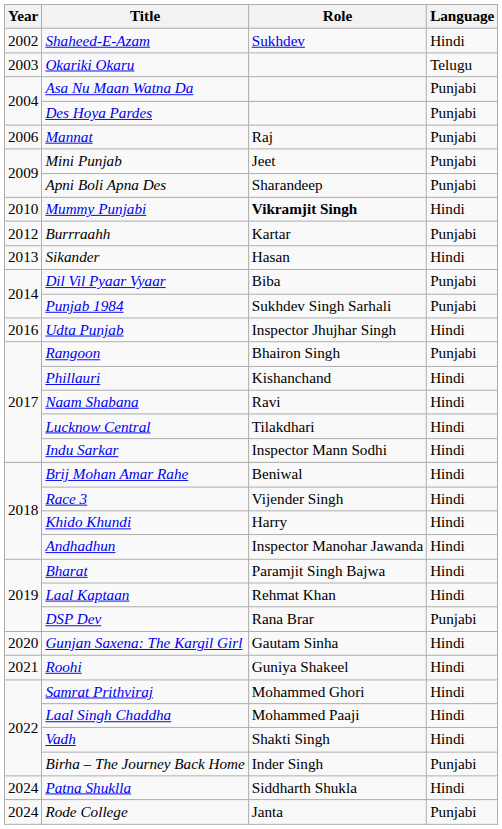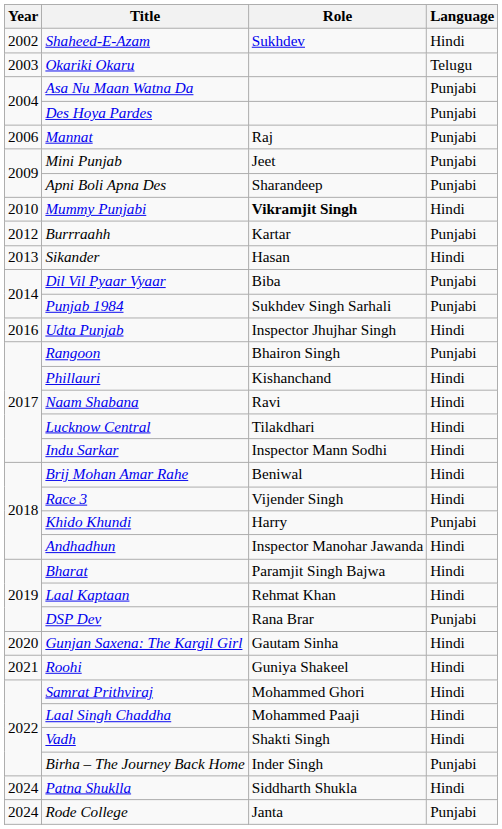(447, 522) Hindi -> (453, 522) Punjabi
